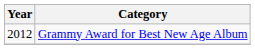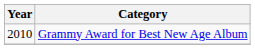(20, 34) 2012 -> (20, 34) 2010
